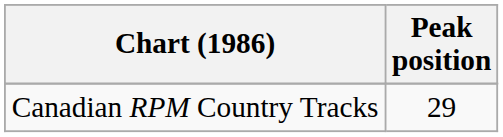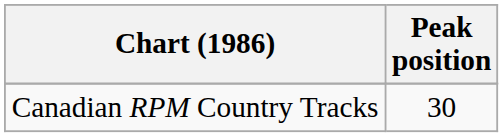(442, 107) 29 -> (442, 107) 30
